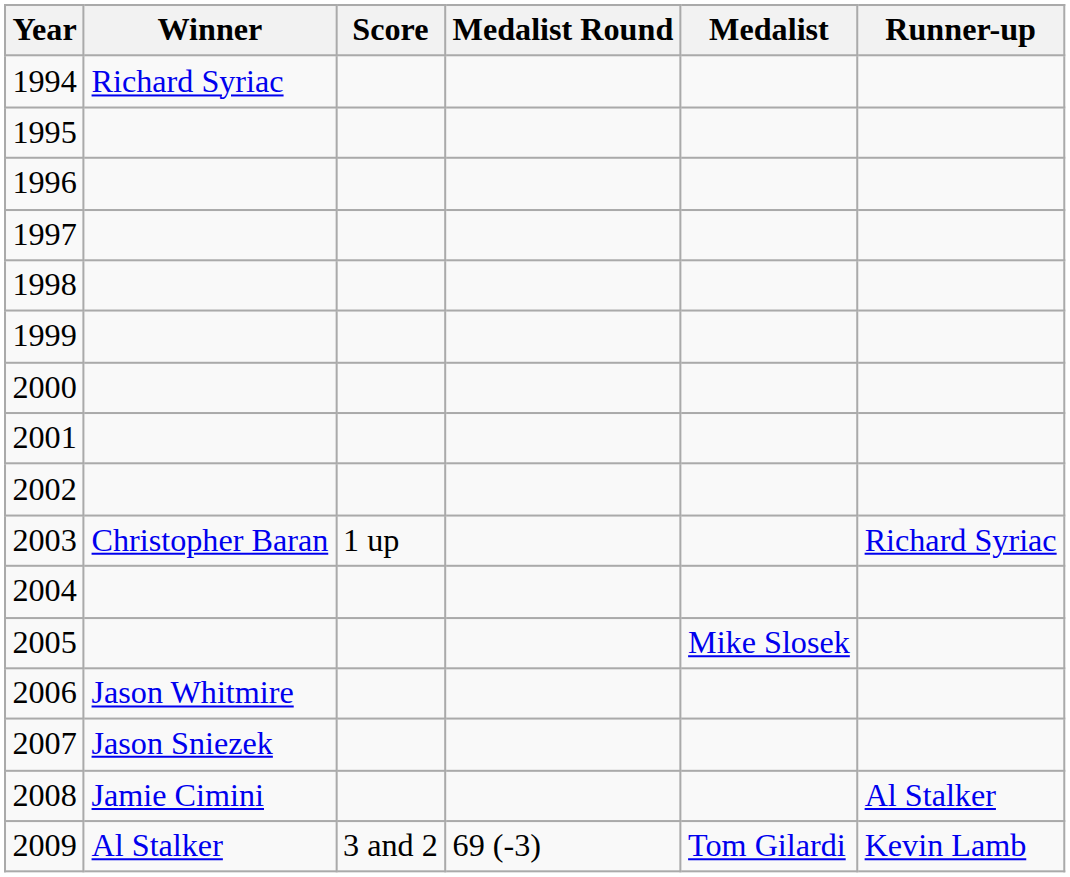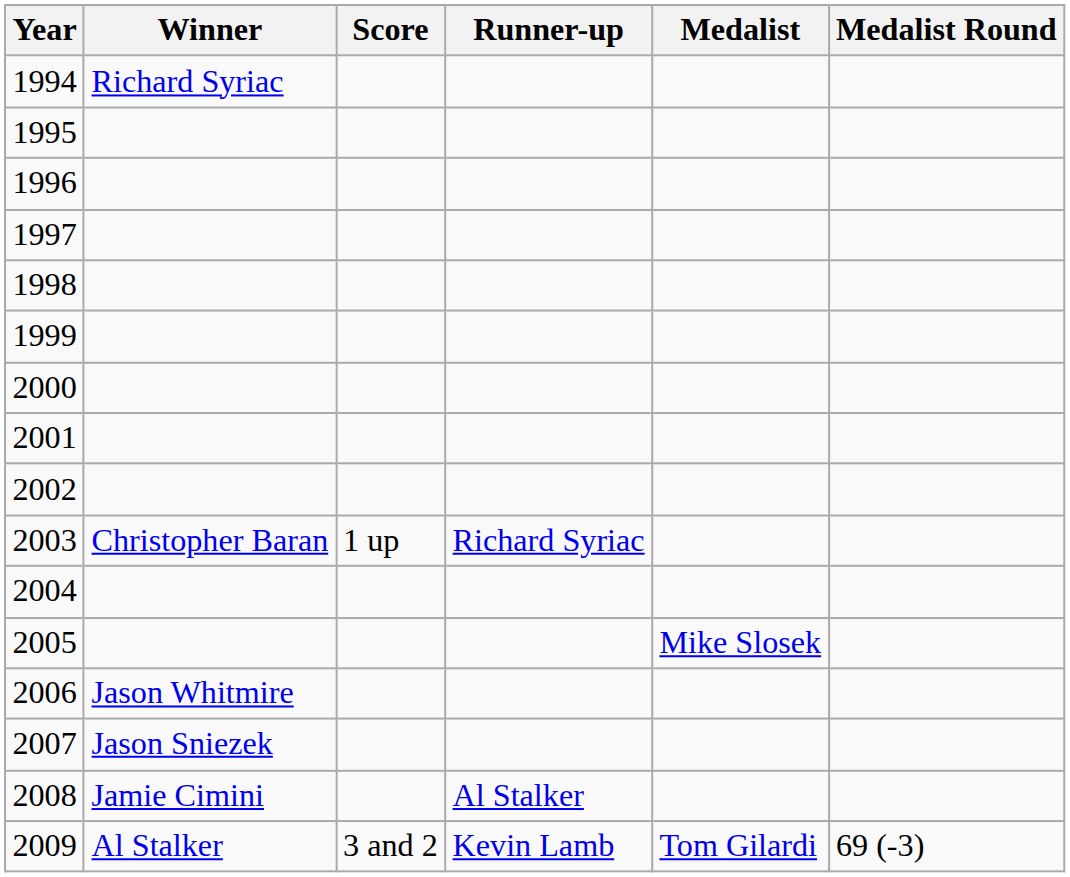columns swapped: (961, 30) <-> (563, 30)
